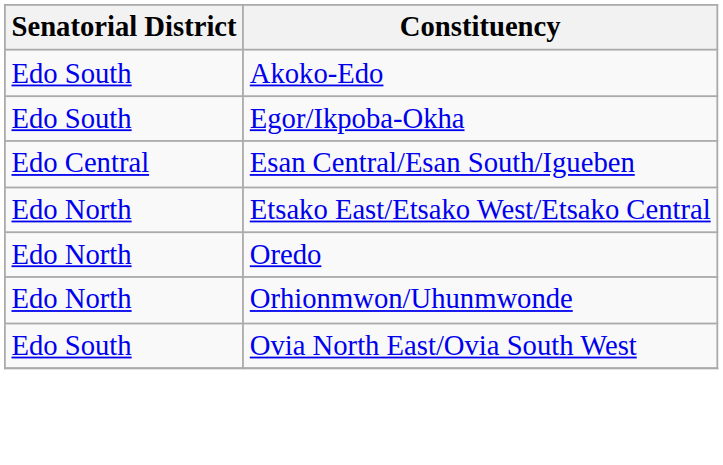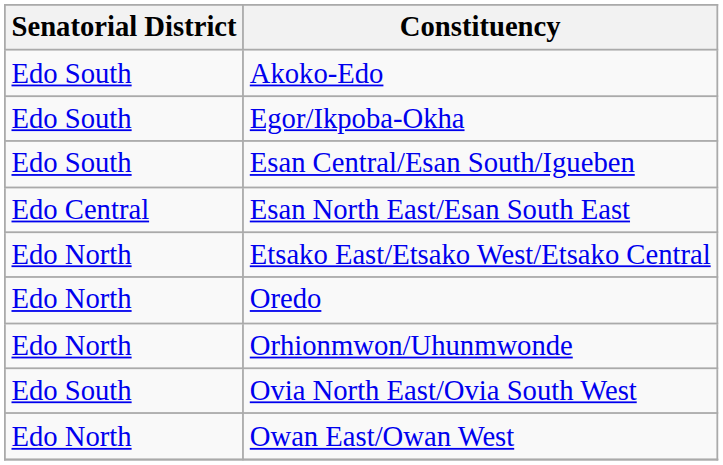(80, 163) Edo Central -> (72, 163) Edo South
+ row: (440, 208)
+ row: (382, 436)
